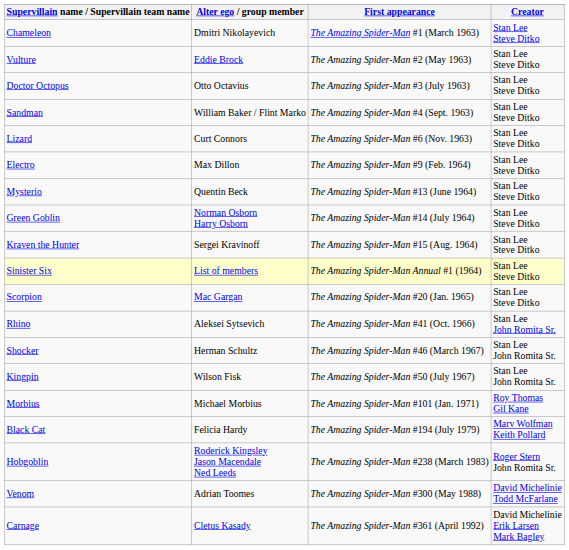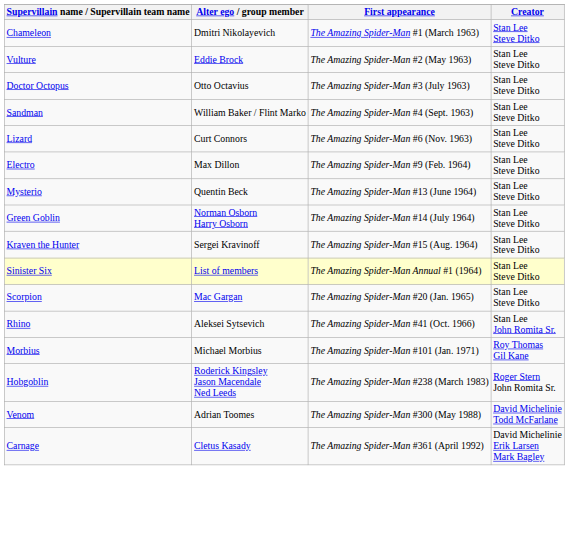- row: (23, 350)
- row: (23, 377)
- row: (26, 430)
